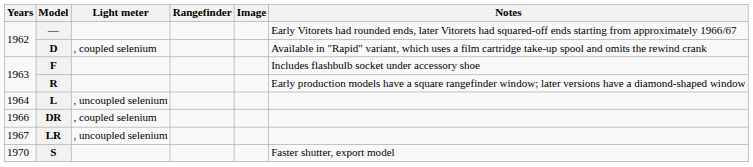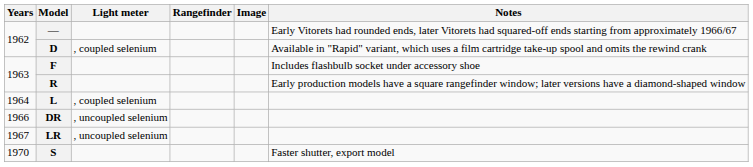(121, 100) , uncoupled selenium -> (115, 100) , coupled selenium
(115, 118) , coupled selenium -> (121, 118) , uncoupled selenium
